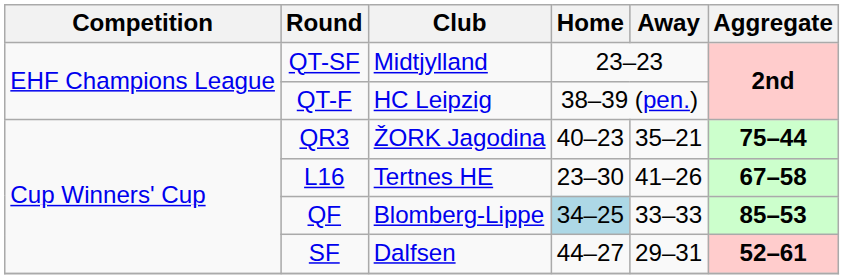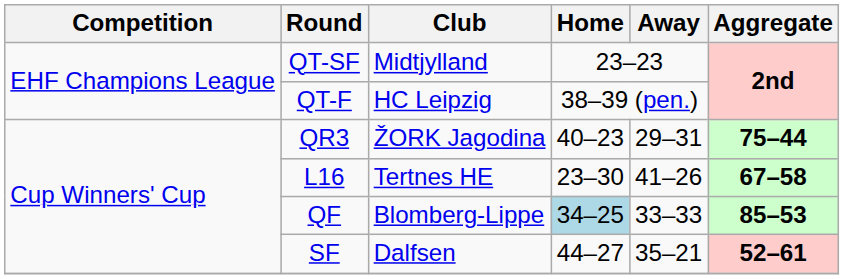(669, 138) 35–21 -> (669, 138) 29–31
(669, 253) 29–31 -> (669, 253) 35–21
